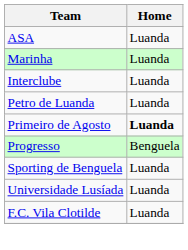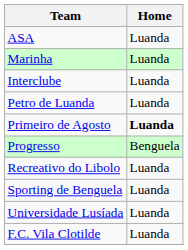+ row: (64, 168)
